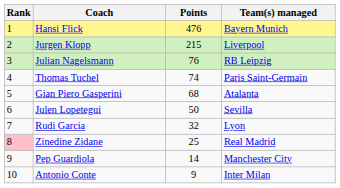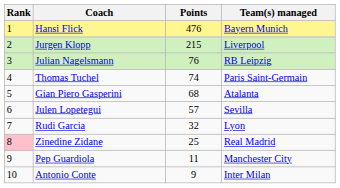(194, 110) 50 -> (194, 110) 57
(194, 158) 14 -> (194, 158) 11
